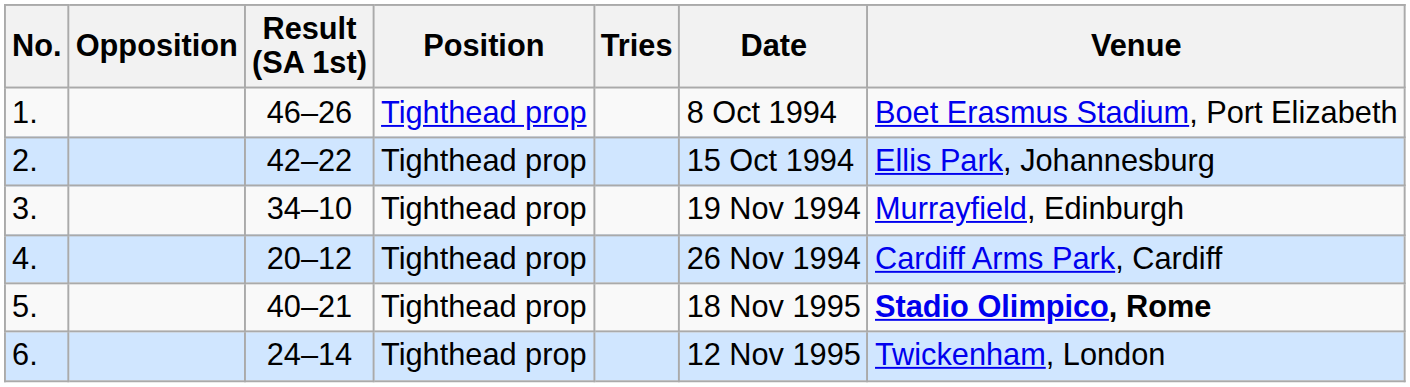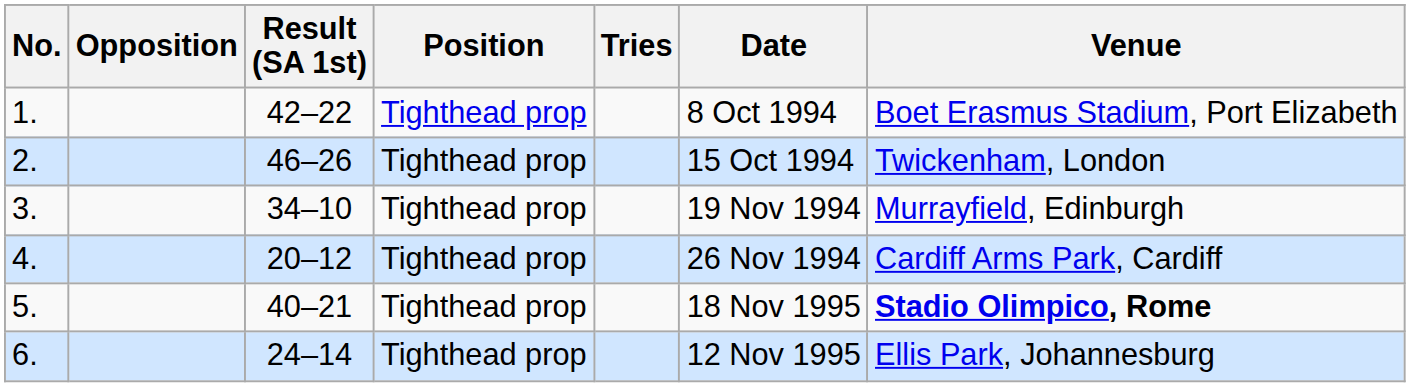(309, 112) 46–26 -> (309, 112) 42–22
(309, 160) 42–22 -> (309, 160) 46–26
(1045, 160) Ellis Park, Johannesburg -> (1020, 160) Twickenham, London
(1020, 355) Twickenham, London -> (1045, 355) Ellis Park, Johannesburg
